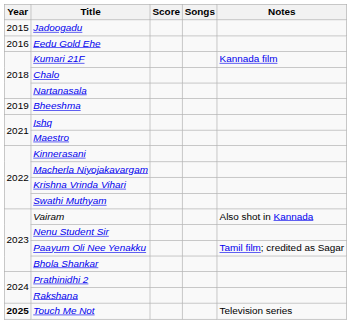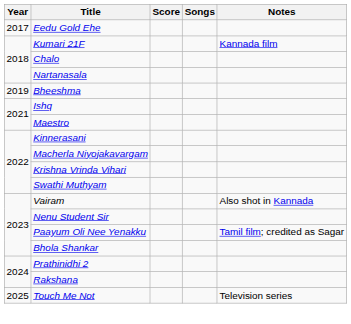- row: (58, 28)
(18, 43) 2016 -> (18, 28) 2017
(18, 311) bold -> (18, 295) normal
